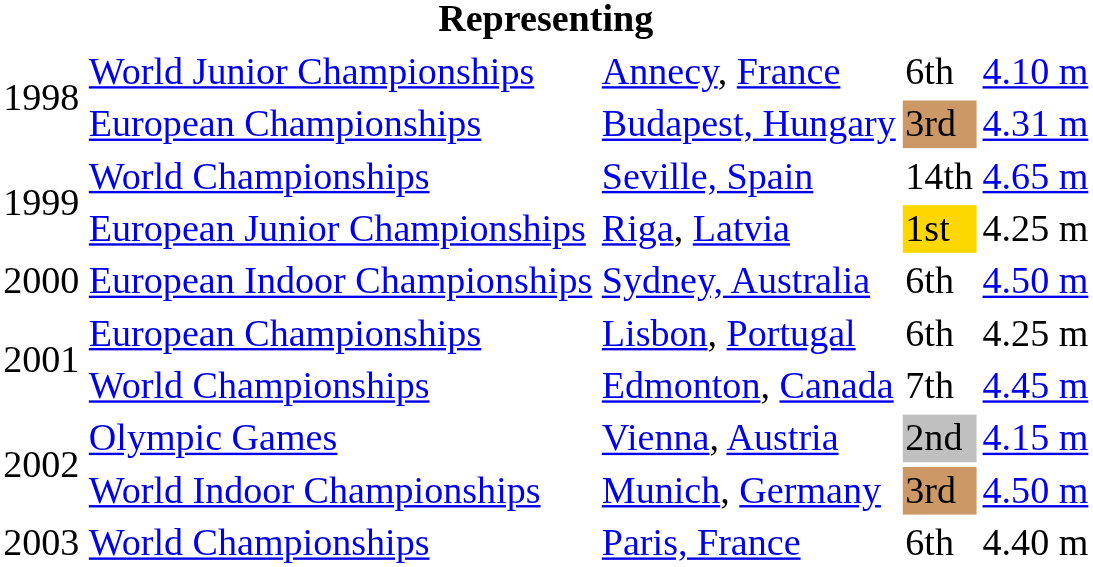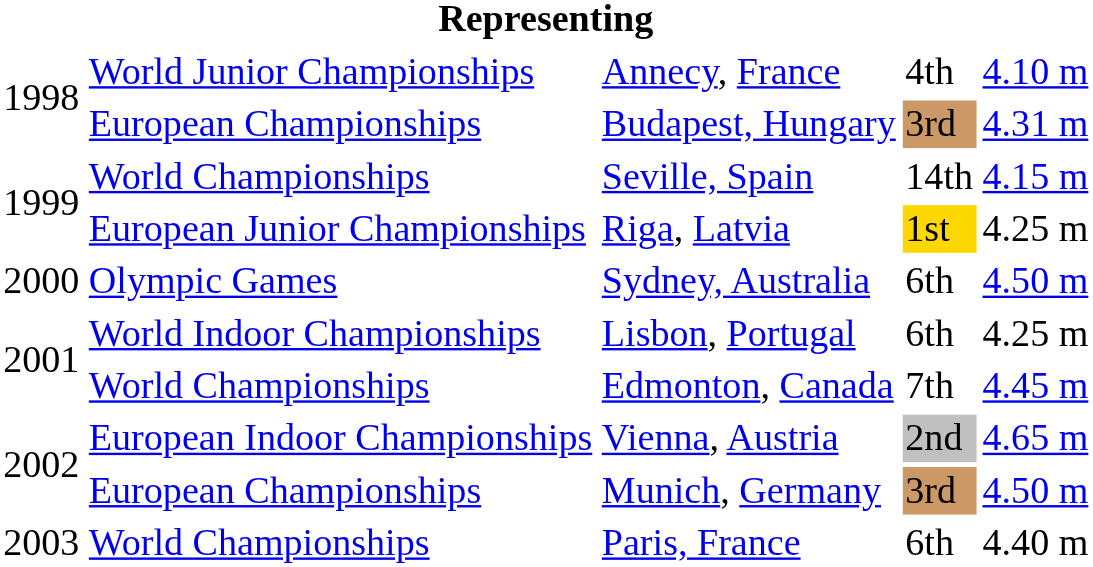(930, 71) 6th -> (930, 71) 4th
(1035, 175) 4.65 m -> (1035, 175) 4.15 m
(341, 280) European Indoor Championships -> (213, 280) Olympic Games
(285, 333) European Championships -> (315, 333) World Indoor Championships
(213, 437) Olympic Games -> (341, 437) European Indoor Championships
(1035, 437) 4.15 m -> (1035, 437) 4.65 m
(315, 490) World Indoor Championships -> (285, 490) European Championships
